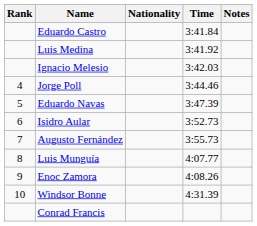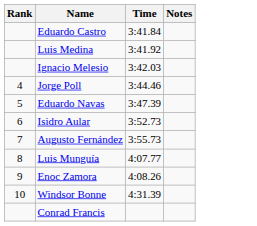- column: (154, 13)
